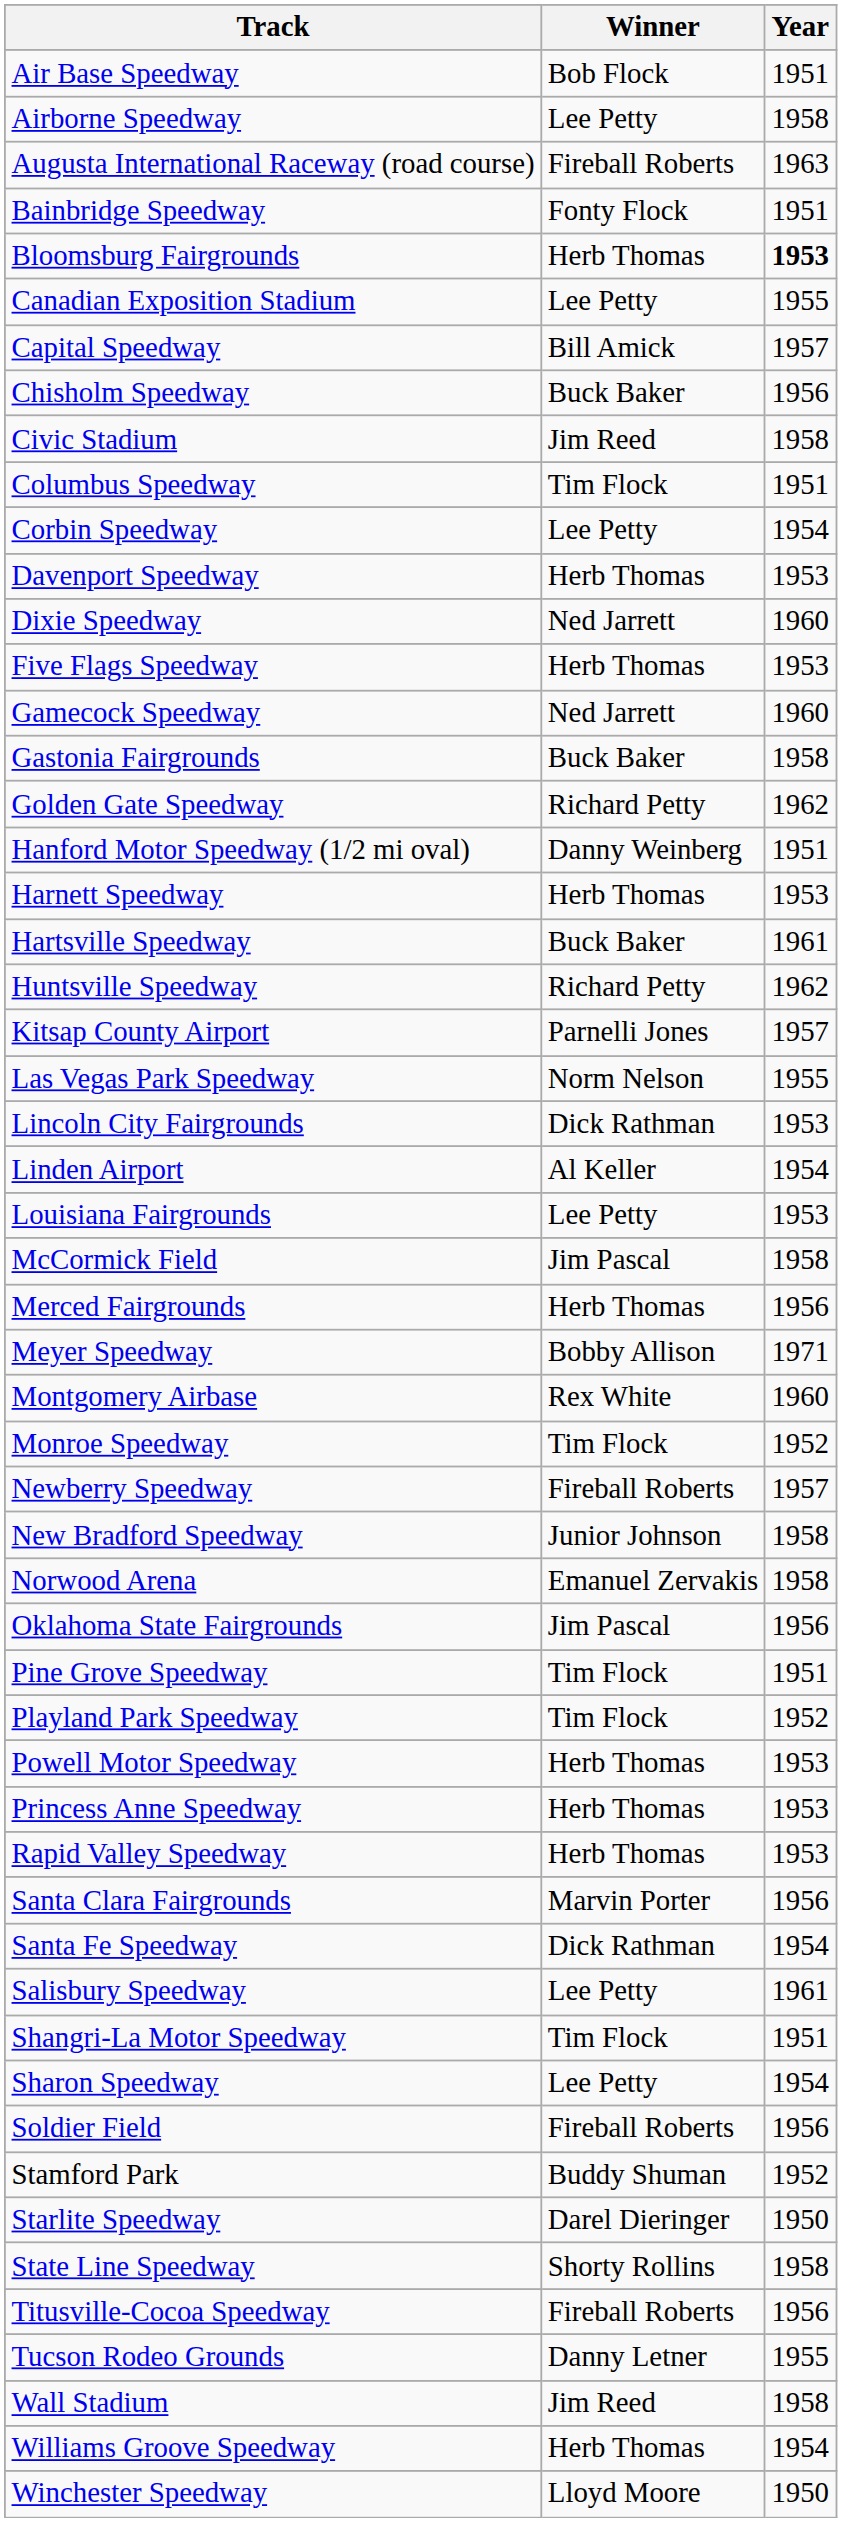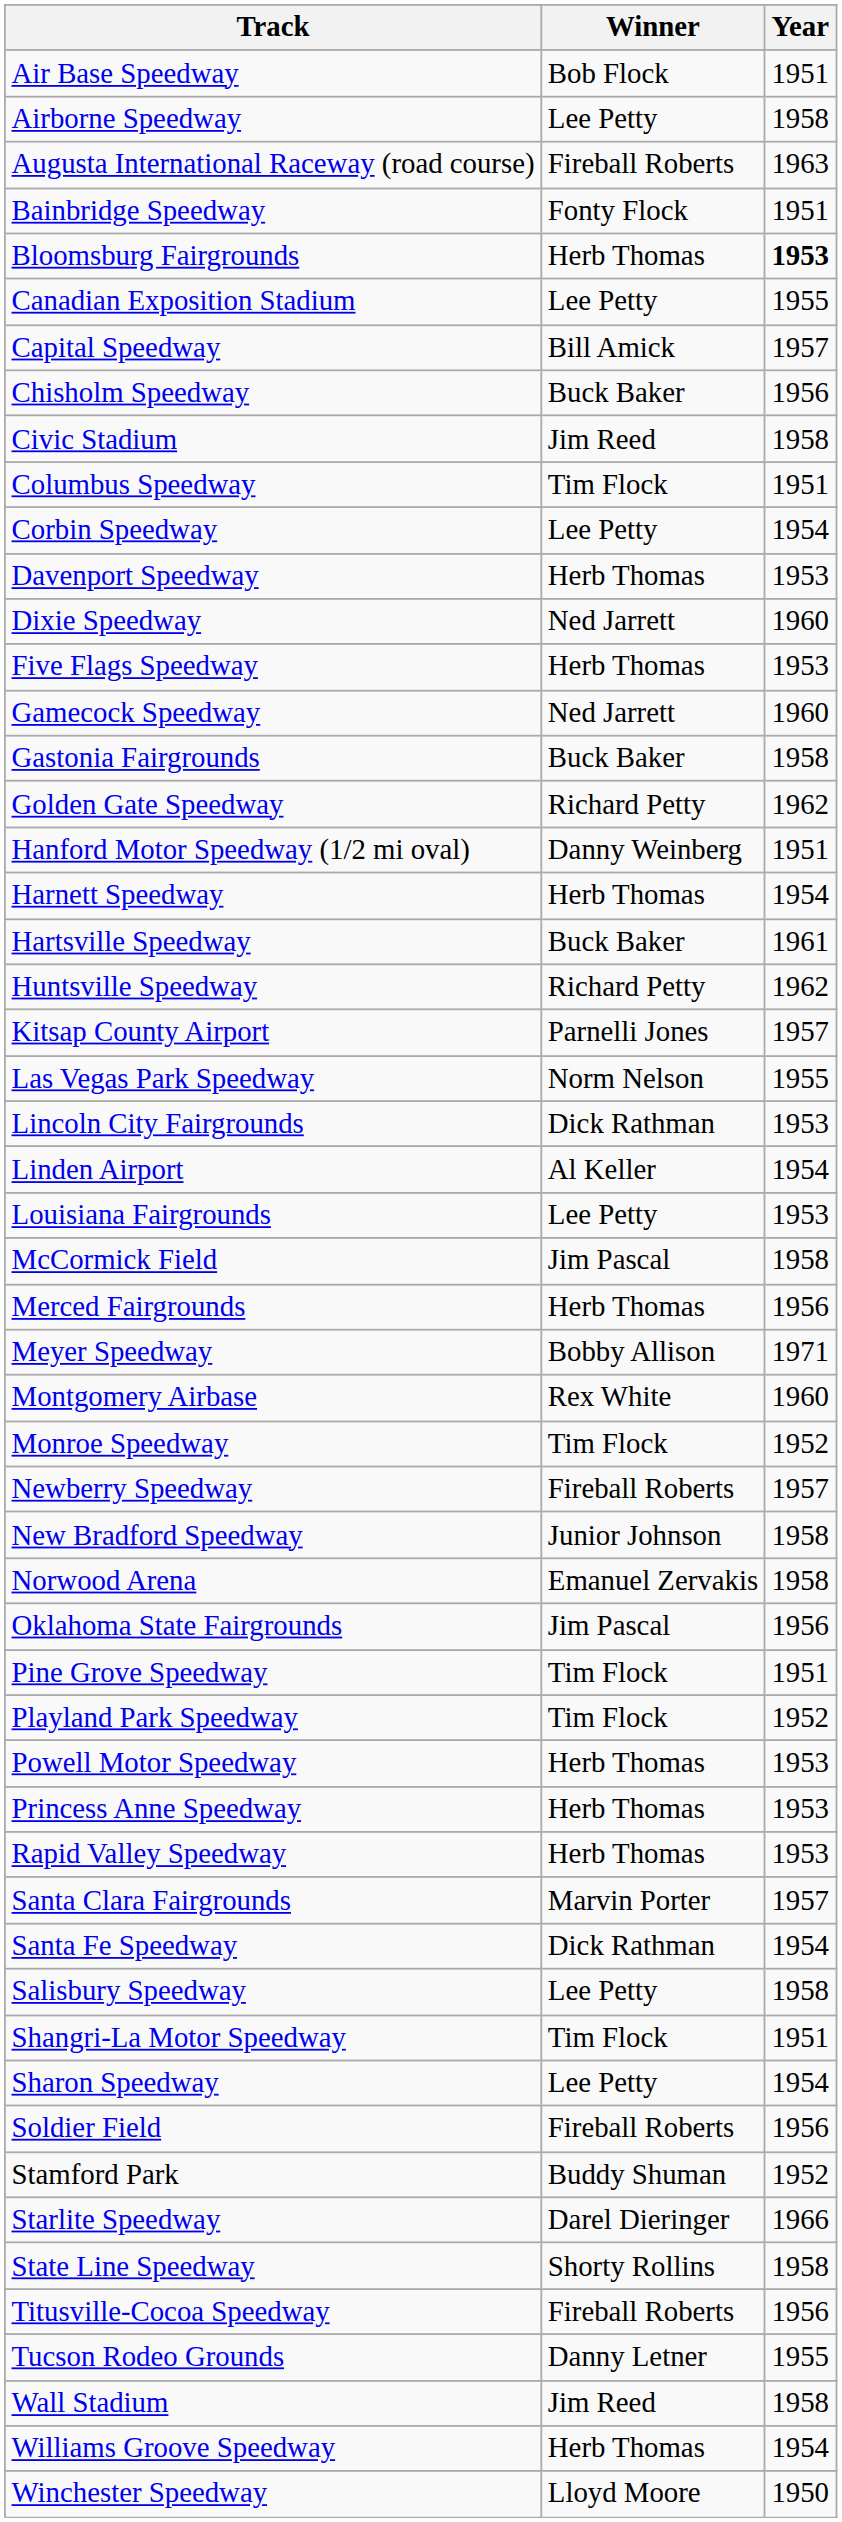(800, 895) 1953 -> (800, 895) 1954
(800, 1900) 1956 -> (800, 1900) 1957
(800, 1991) 1961 -> (800, 1991) 1958
(800, 2219) 1950 -> (800, 2219) 1966
